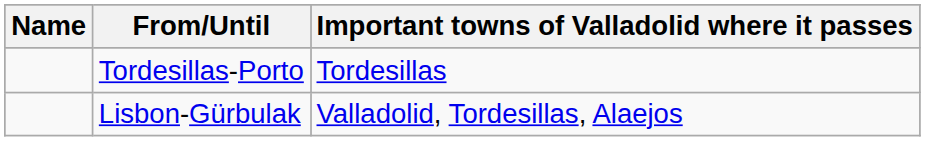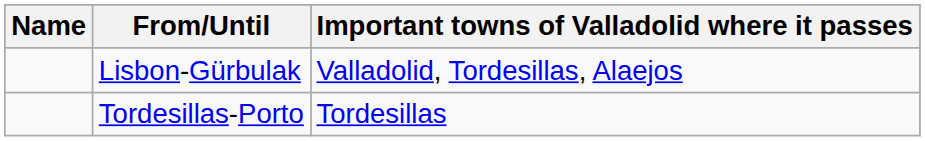rows swapped: (200, 113) <-> (201, 69)
